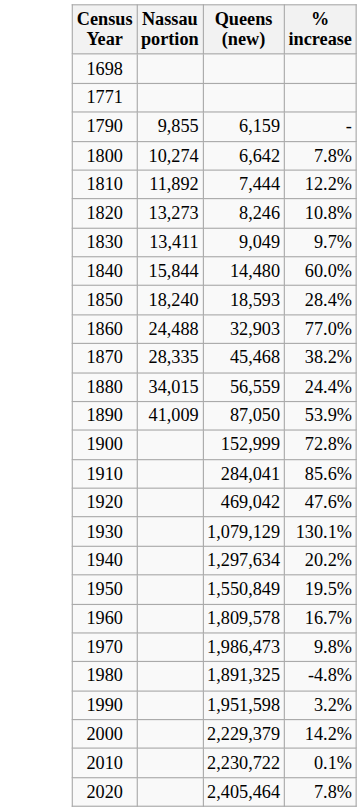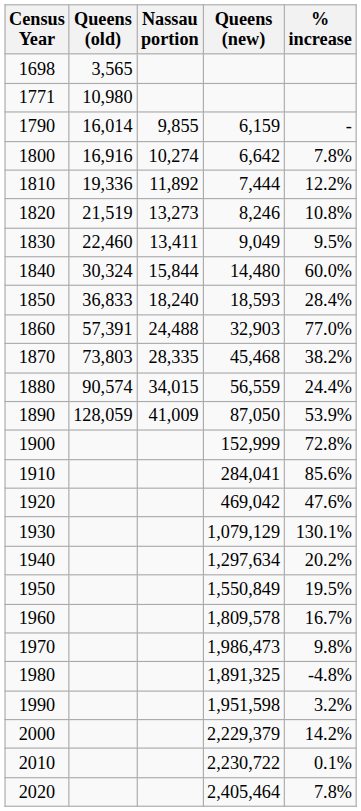+ column: (103, 29)
(333, 242) 9.7% -> (333, 242) 9.5%
